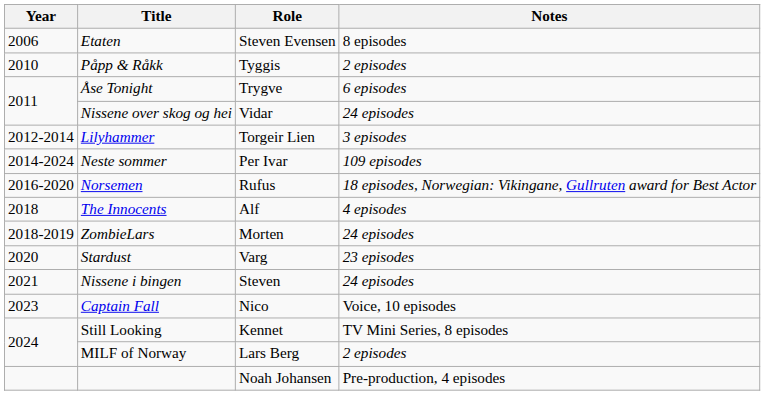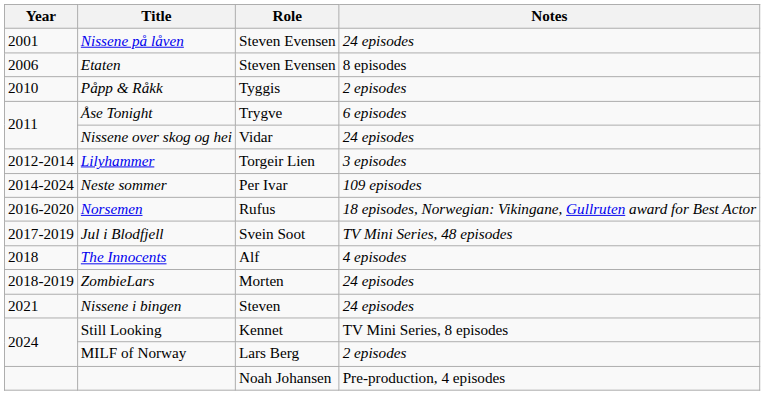+ row: (132, 40)
+ row: (122, 233)
- row: (106, 257)
- row: (120, 305)
